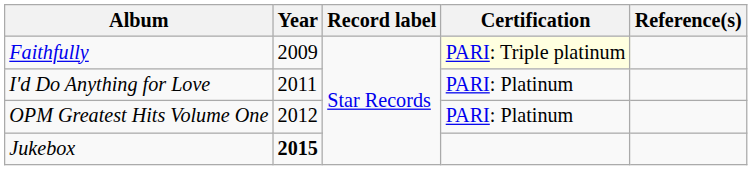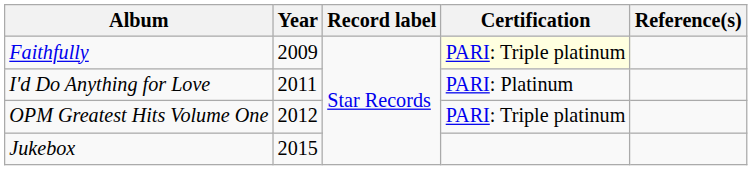(509, 116) PARI: Platinum -> (536, 116) PARI: Triple platinum
(298, 148) bold -> (298, 148) normal
